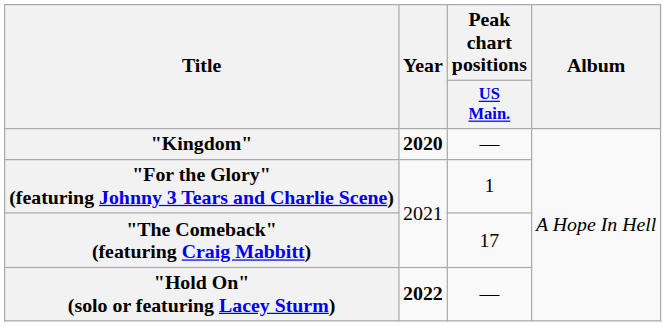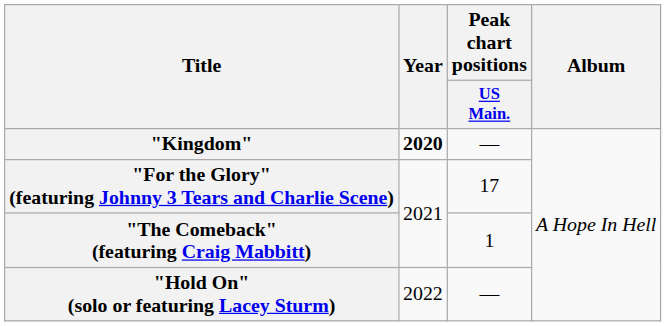(489, 186) 1 -> (489, 186) 17
(489, 240) 17 -> (489, 240) 1
(423, 294) bold -> (423, 294) normal
